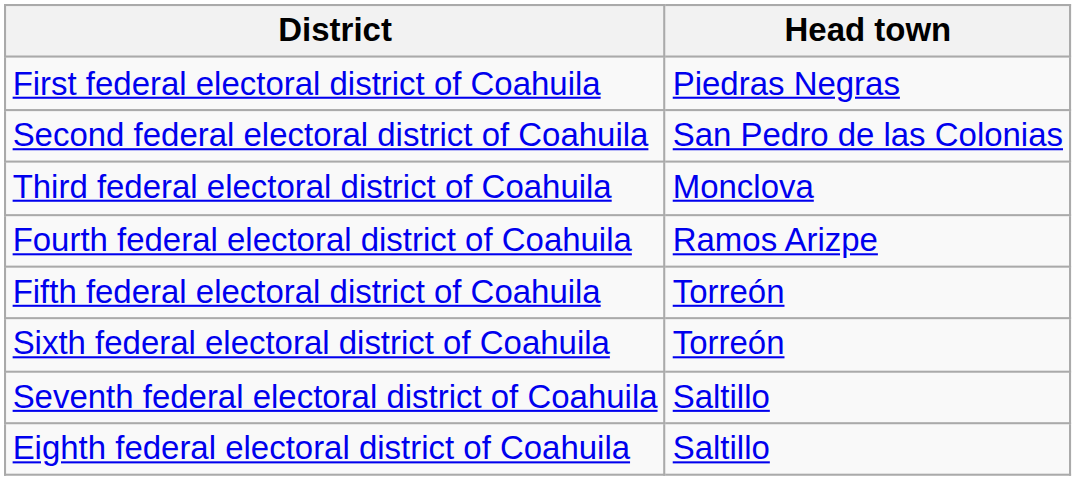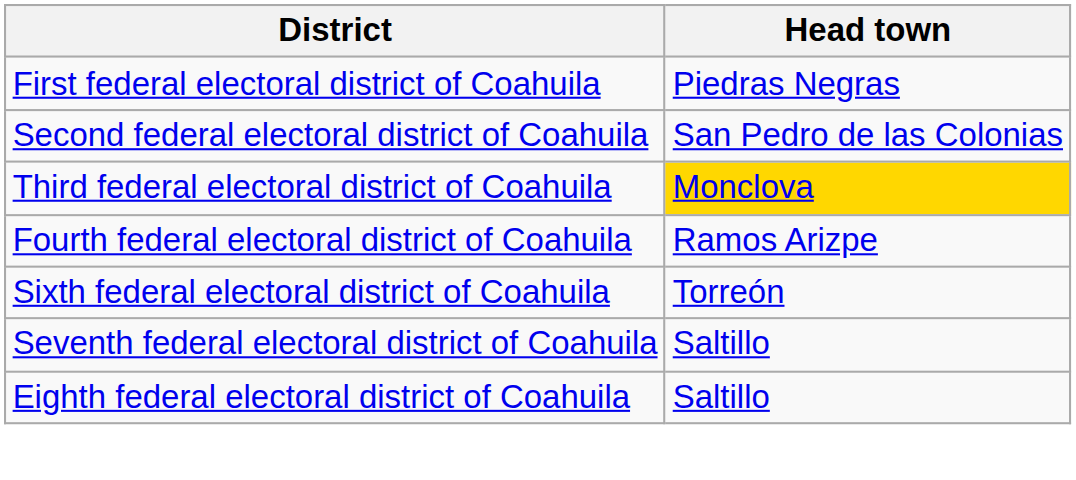(743, 187) no background -> (743, 187) gold background
- row: (307, 291)
